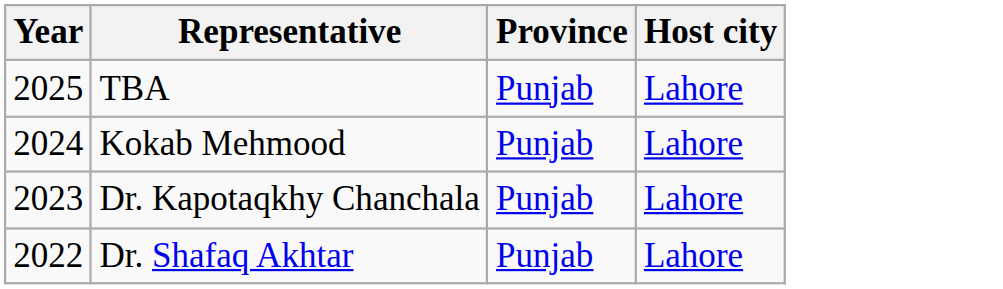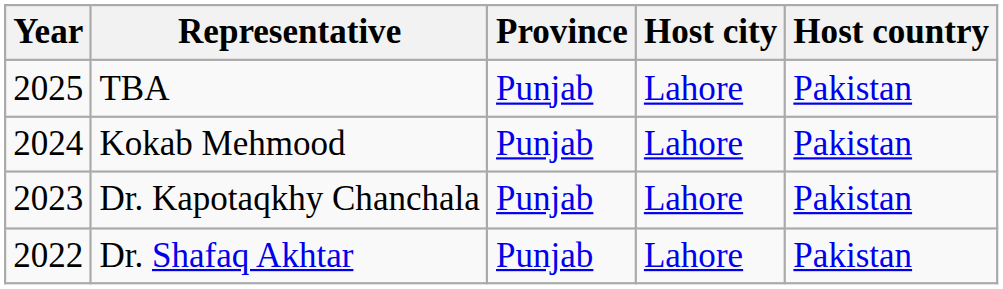+ column: (891, 32)
